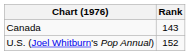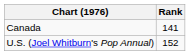(170, 27) 143 -> (170, 27) 141
